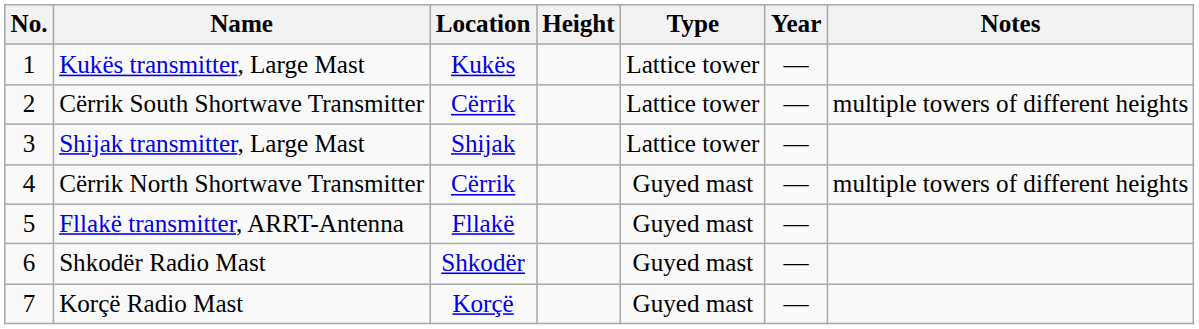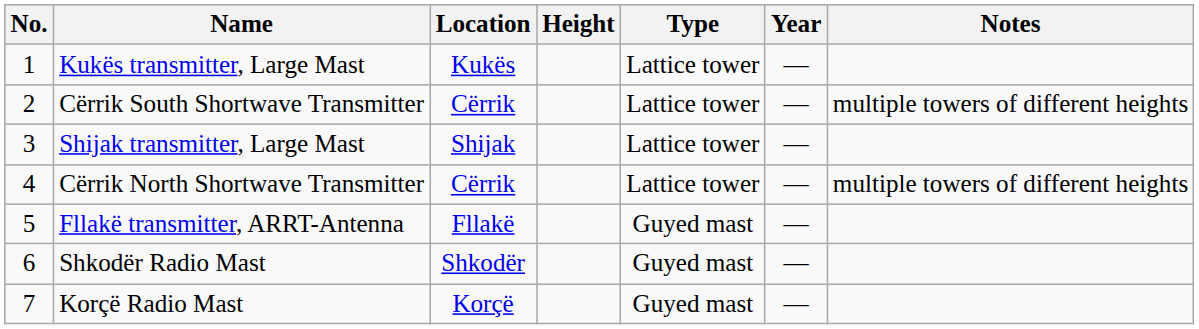(693, 183) Guyed mast -> (693, 183) Lattice tower
